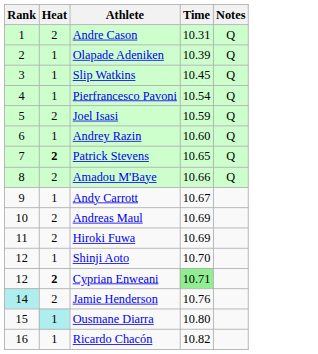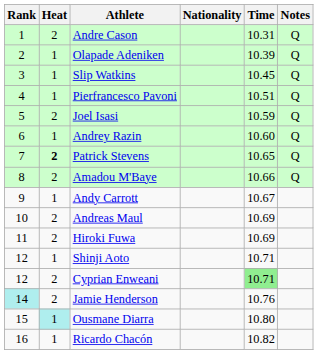+ column: (212, 14)
(196, 96) 10.54 -> (261, 96) 10.51
(196, 258) 10.70 -> (261, 258) 10.71
(54, 278) bold -> (54, 278) normal
